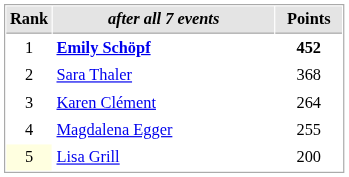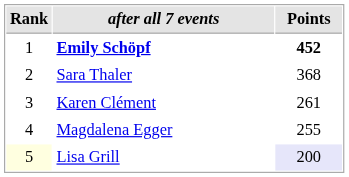(309, 102) 264 -> (309, 102) 261
(309, 157) no background -> (309, 157) lavender background
